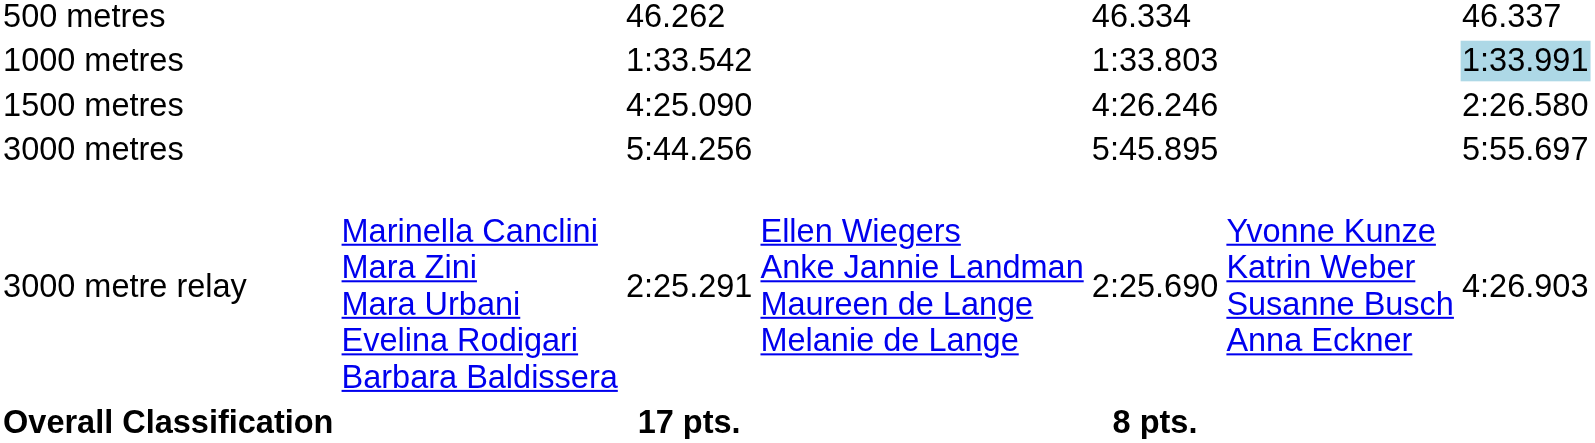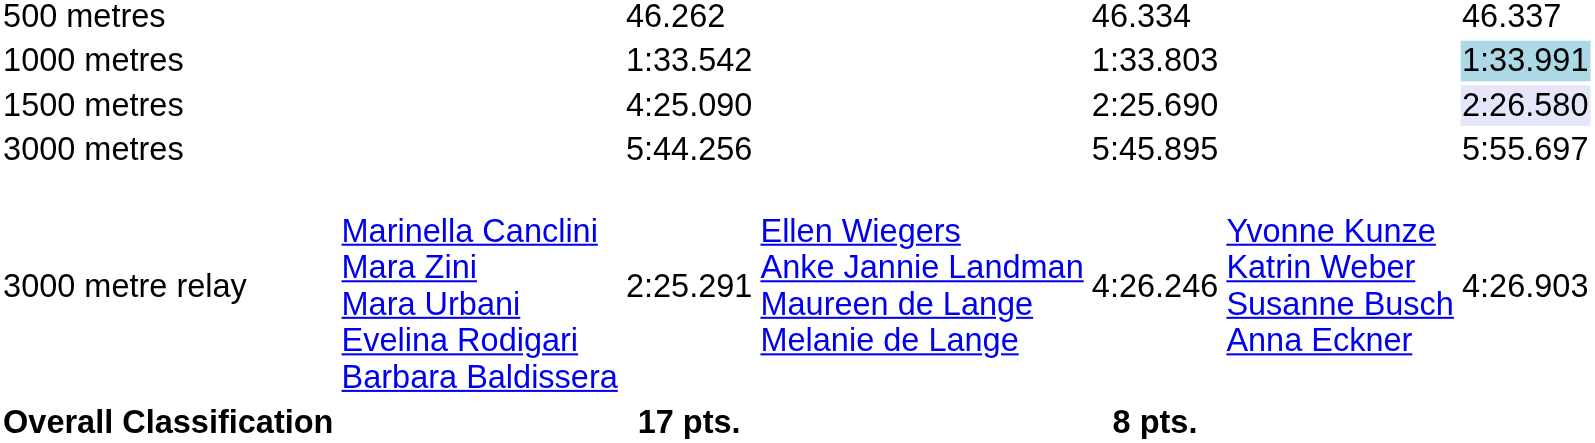(1155, 105) 4:26.246 -> (1155, 105) 2:25.690
(1525, 105) no background -> (1525, 105) lavender background
(1155, 285) 2:25.690 -> (1155, 285) 4:26.246
